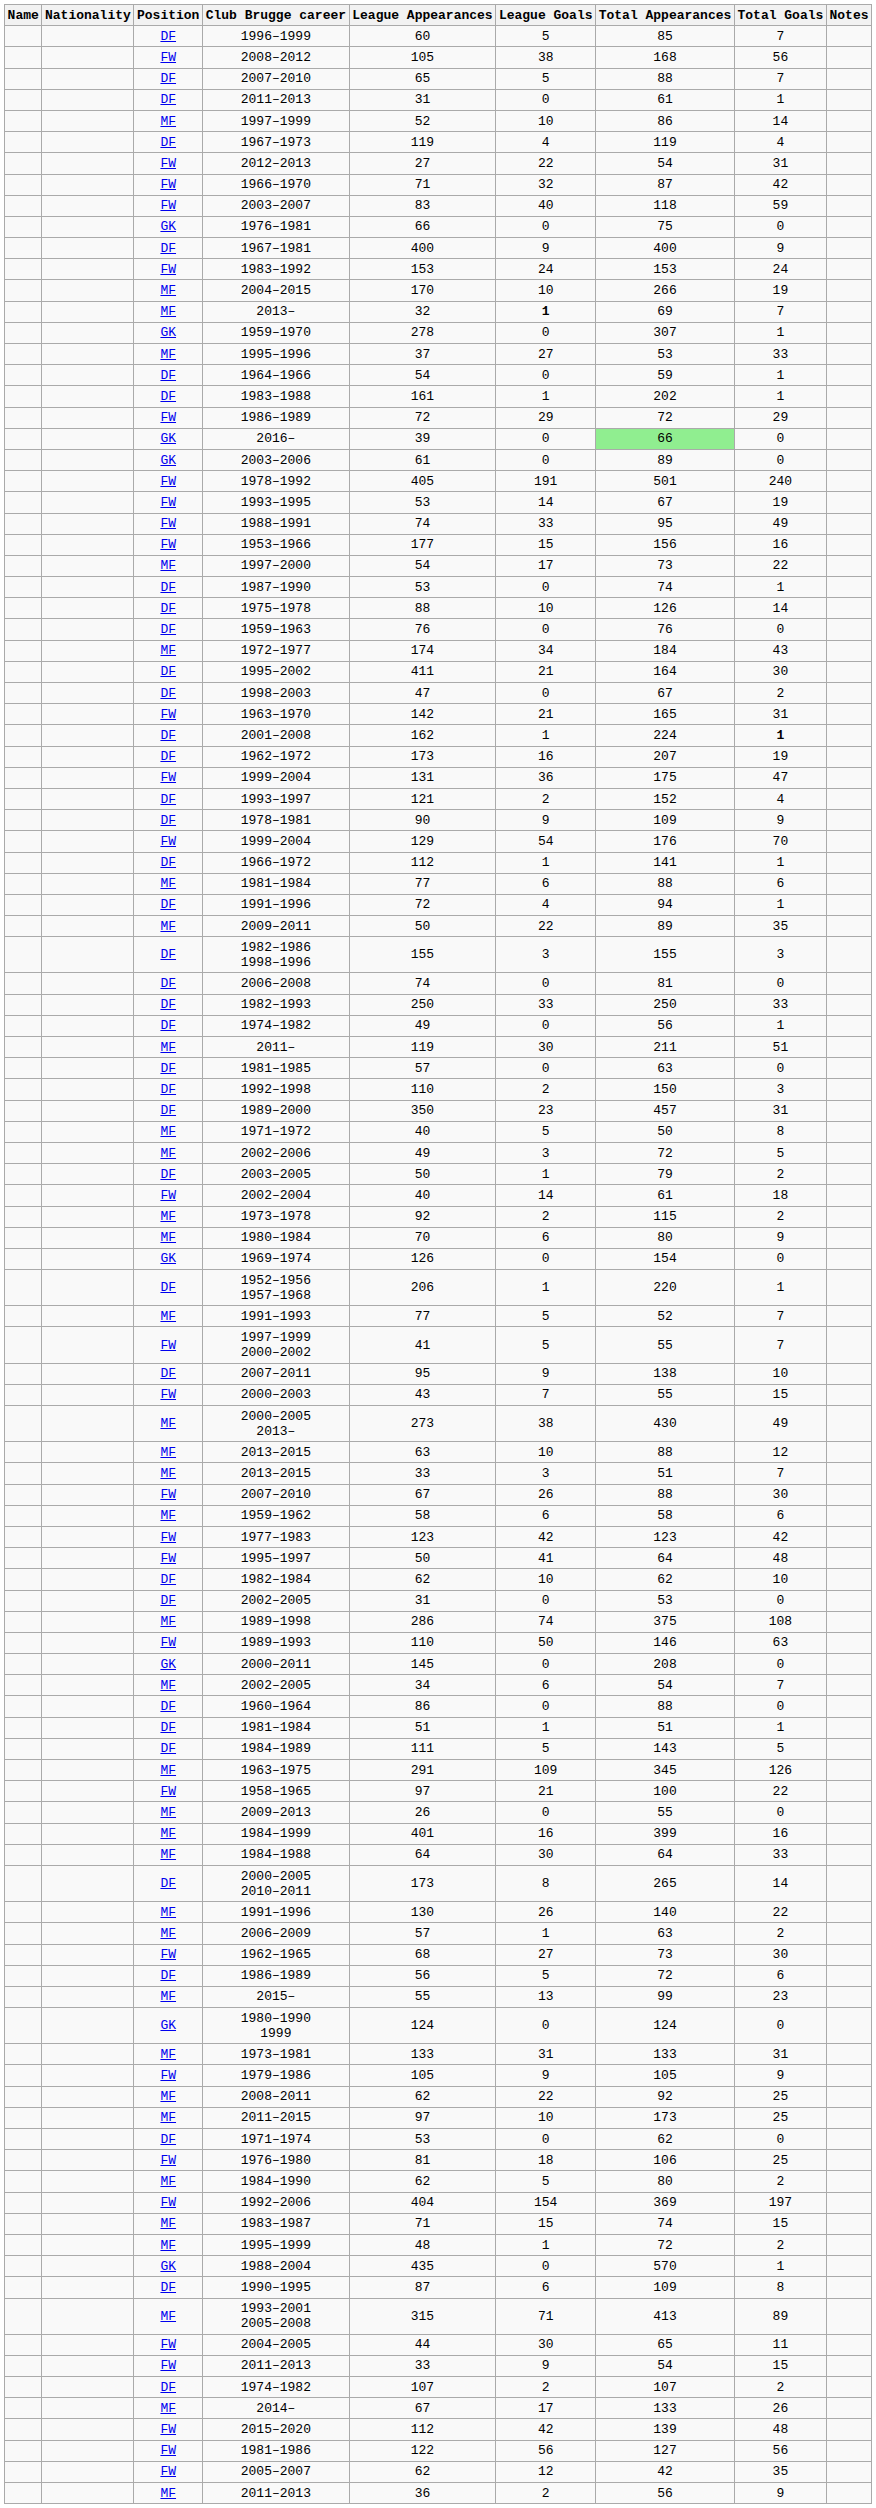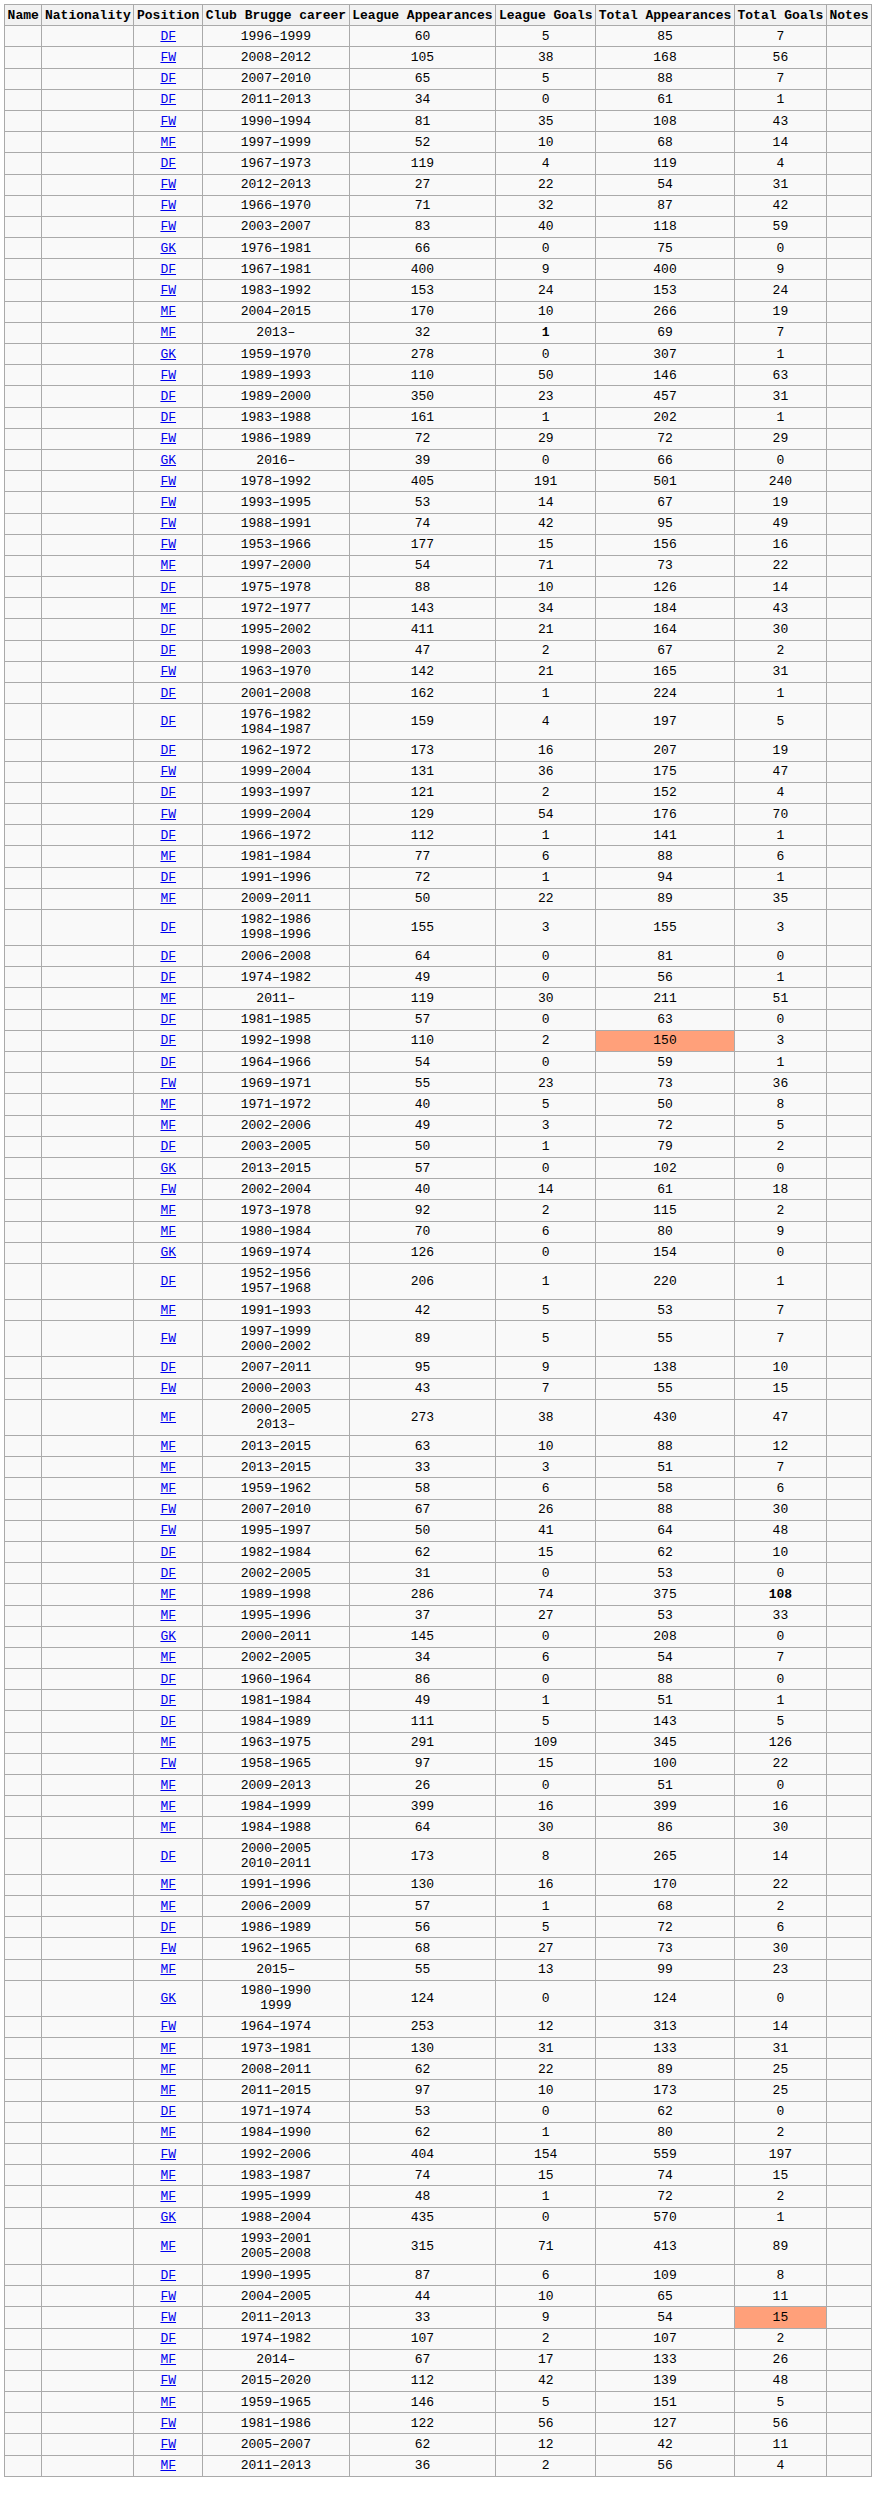(422, 100) 31 -> (422, 100) 34
+ row: (168, 121)
(665, 121) 86 -> (665, 142) 68
rows swapped: (168, 1643) <-> (168, 354)
rows swapped: (168, 1111) <-> (168, 375)
(665, 439) lightgreen background -> (665, 460) no background
- row: (168, 460)
(546, 524) 33 -> (546, 524) 42
(546, 566) 17 -> (546, 566) 71
- row: (168, 587)
- row: (168, 630)
(422, 651) 174 -> (422, 608) 143
(546, 693) 0 -> (546, 651) 2
(780, 735) bold -> (780, 693) normal
+ row: (168, 722)
- row: (168, 820)
(546, 905) 4 -> (546, 878) 1
(422, 984) 74 -> (422, 956) 64
- row: (168, 1005)
(665, 1089) no background -> (665, 1041) lightsalmon background
+ row: (168, 1083)
+ row: (168, 1168)
(422, 1316) 77 -> (422, 1310) 42
(665, 1316) 52 -> (665, 1310) 53
(422, 1345) 41 -> (422, 1339) 89
(780, 1424) 49 -> (780, 1417) 47
rows swapped: (168, 1516) <-> (168, 1495)
- row: (168, 1537)
(546, 1579) 10 -> (546, 1552) 15
(780, 1622) normal -> (780, 1594) bold
(422, 1728) 51 -> (422, 1700) 49
(546, 1791) 21 -> (546, 1764) 15
(665, 1812) 55 -> (665, 1785) 51
(422, 1834) 401 -> (422, 1806) 399
(665, 1855) 64 -> (665, 1827) 86
(780, 1855) 33 -> (780, 1827) 30
(546, 1912) 26 -> (546, 1885) 16
(665, 1912) 140 -> (665, 1885) 170
(665, 1933) 63 -> (665, 1906) 68
rows swapped: (168, 1955) <-> (168, 1976)
+ row: (168, 2027)
(422, 2054) 133 -> (422, 2048) 130
- row: (168, 2076)
(665, 2097) 92 -> (665, 2069) 89
- row: (168, 2160)
(546, 2181) 5 -> (546, 2133) 1
(665, 2203) 369 -> (665, 2154) 559
(422, 2224) 71 -> (422, 2175) 74
rows swapped: (168, 2316) <-> (168, 2287)
(546, 2345) 30 -> (546, 2296) 10
(780, 2366) no background -> (780, 2317) lightsalmon background
+ row: (168, 2402)
(780, 2472) 35 -> (780, 2445) 11
(780, 2493) 9 -> (780, 2466) 4
